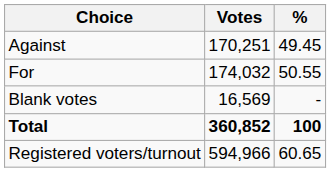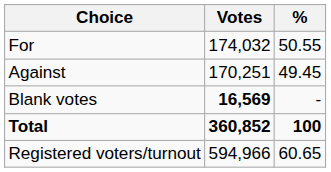rows swapped: (21, 72) <-> (37, 45)
(244, 99) normal -> (244, 99) bold
